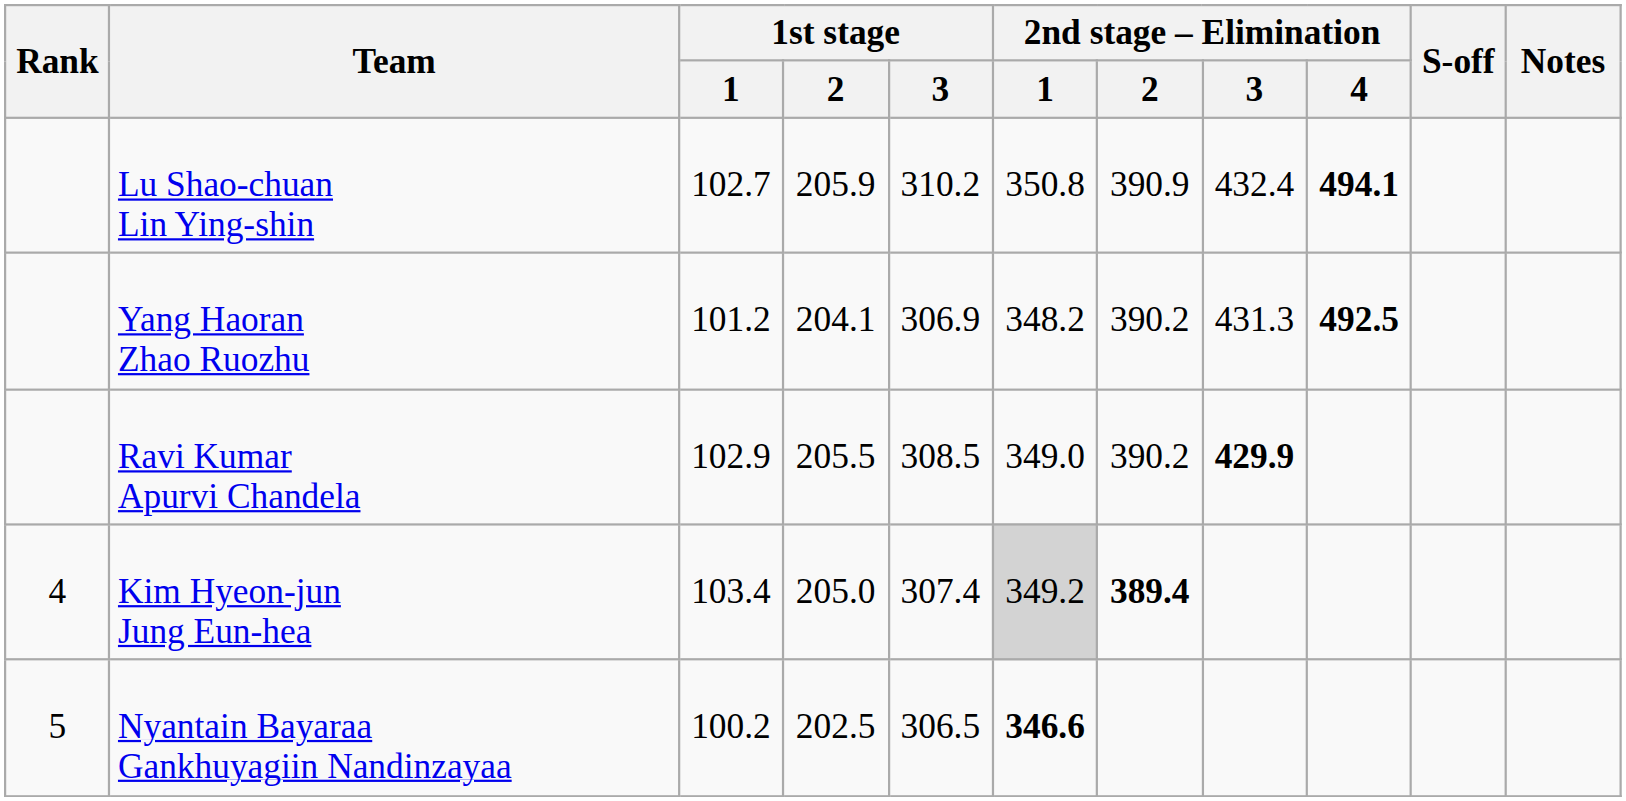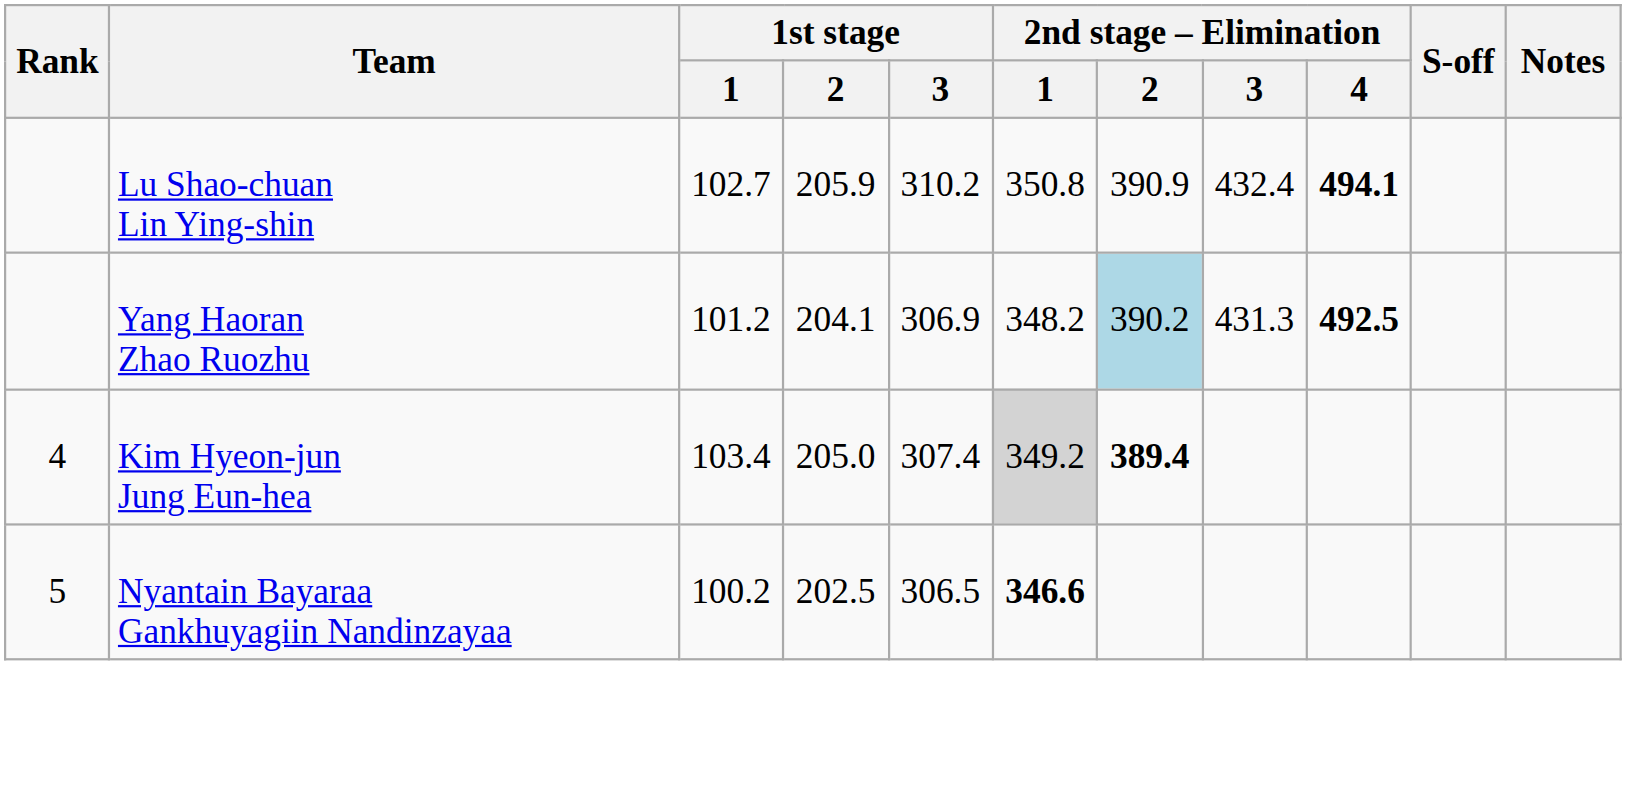(1150, 320) no background -> (1150, 320) lightblue background
- row: (239, 475)
